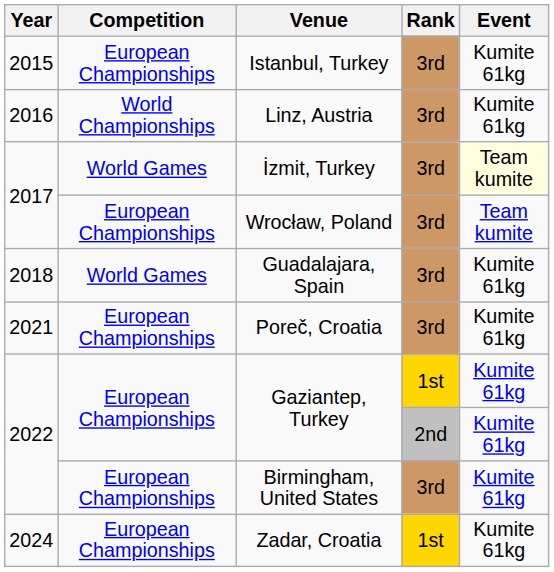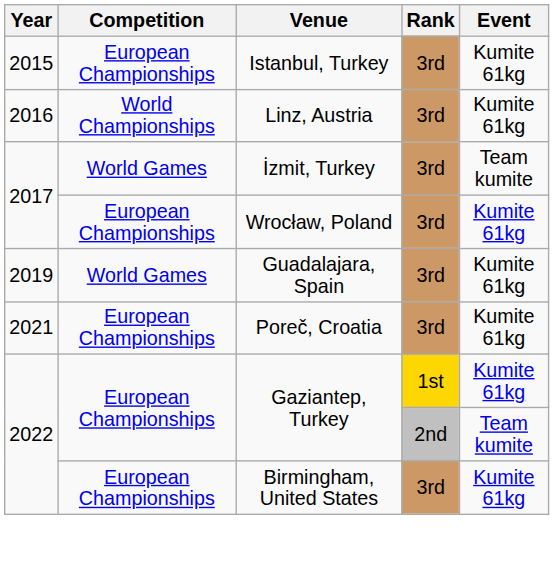(504, 169) lightyellow background -> (504, 169) no background
(504, 222) Team kumite -> (504, 222) Kumite 61kg
(31, 275) 2018 -> (31, 275) 2019
(504, 434) Kumite 61kg -> (504, 434) Team kumite
- row: (319, 541)
